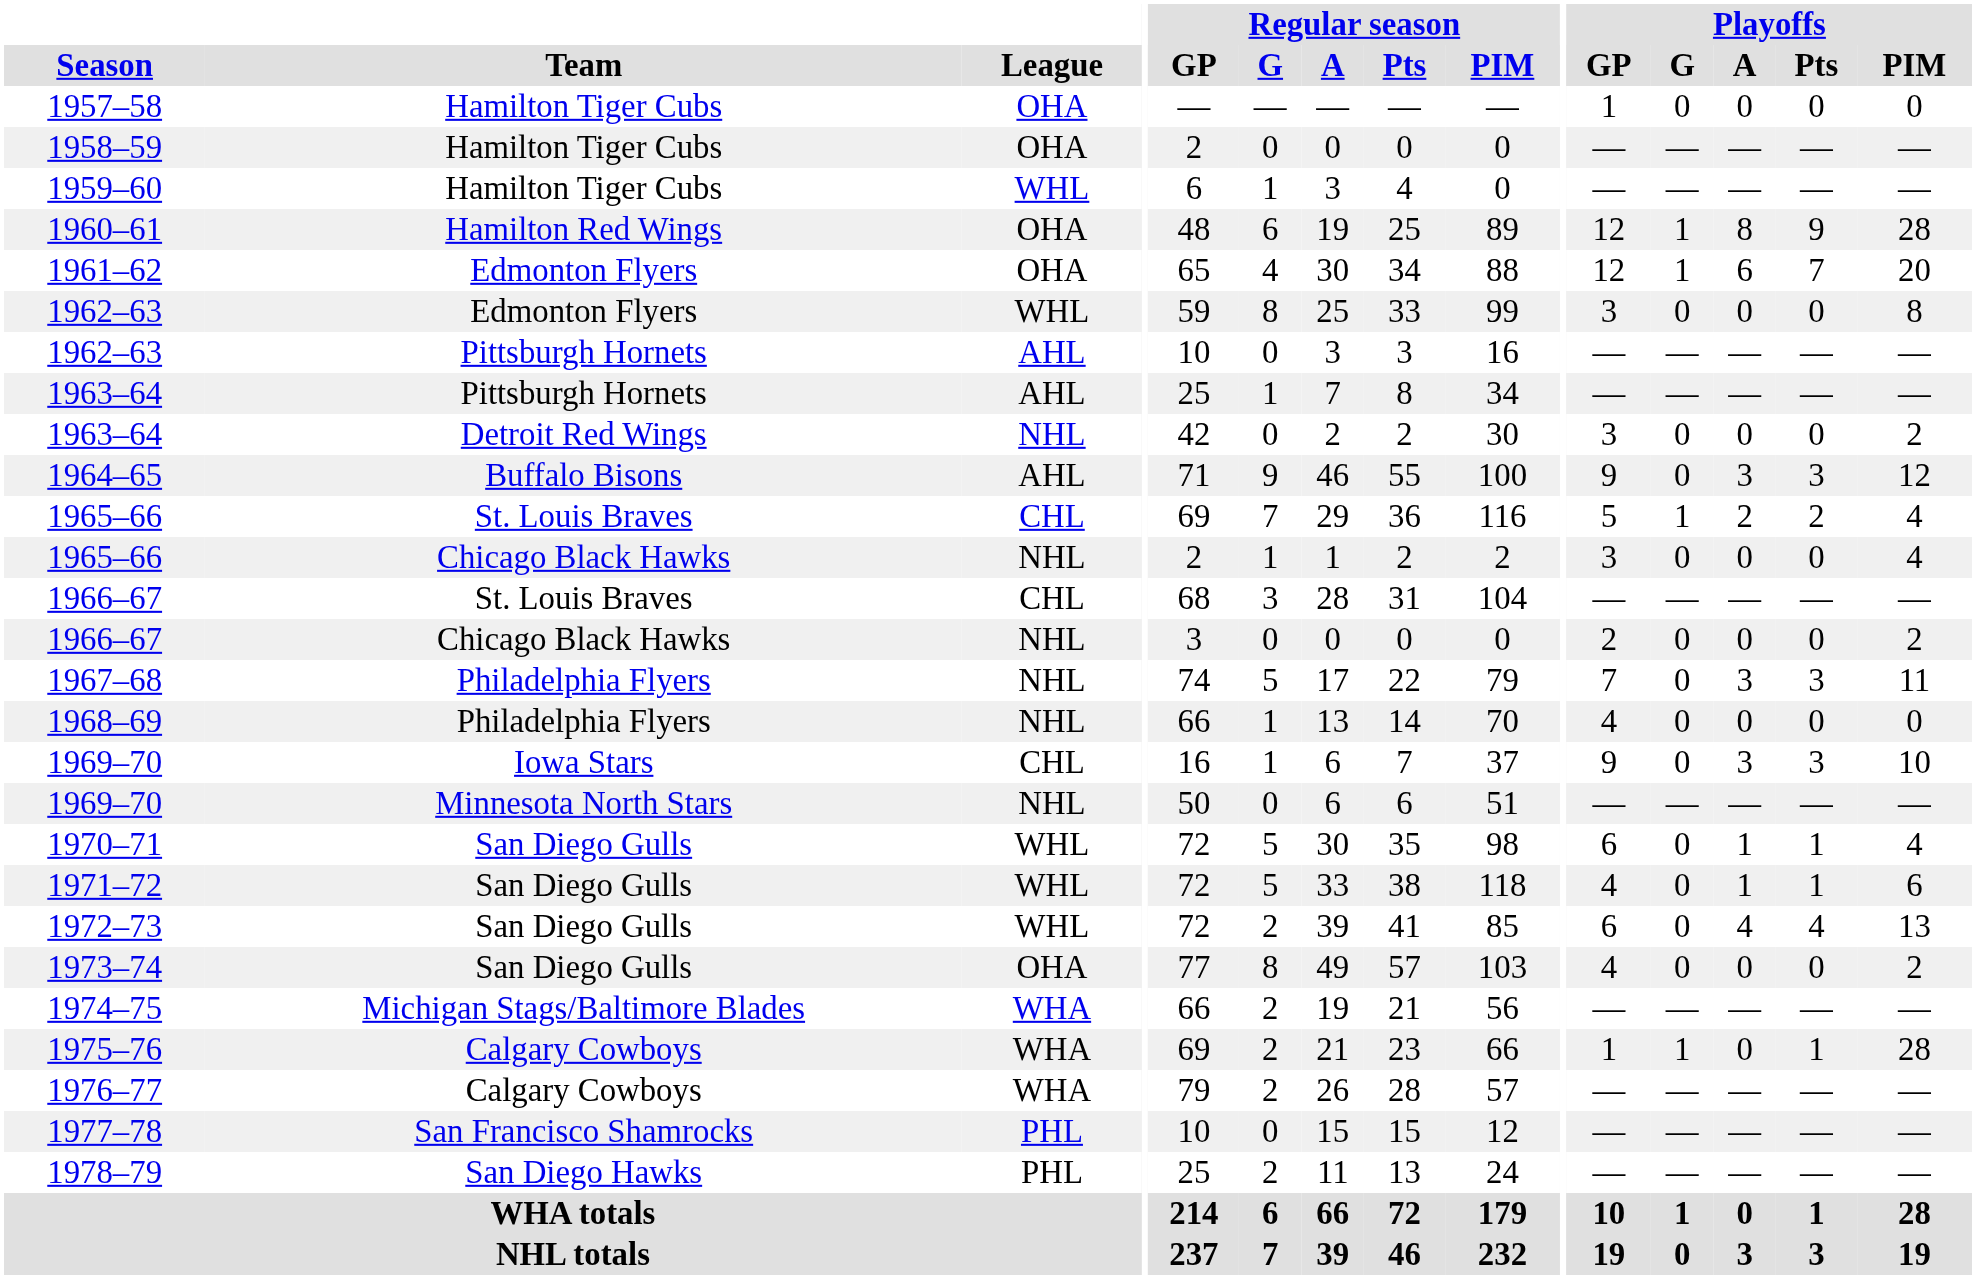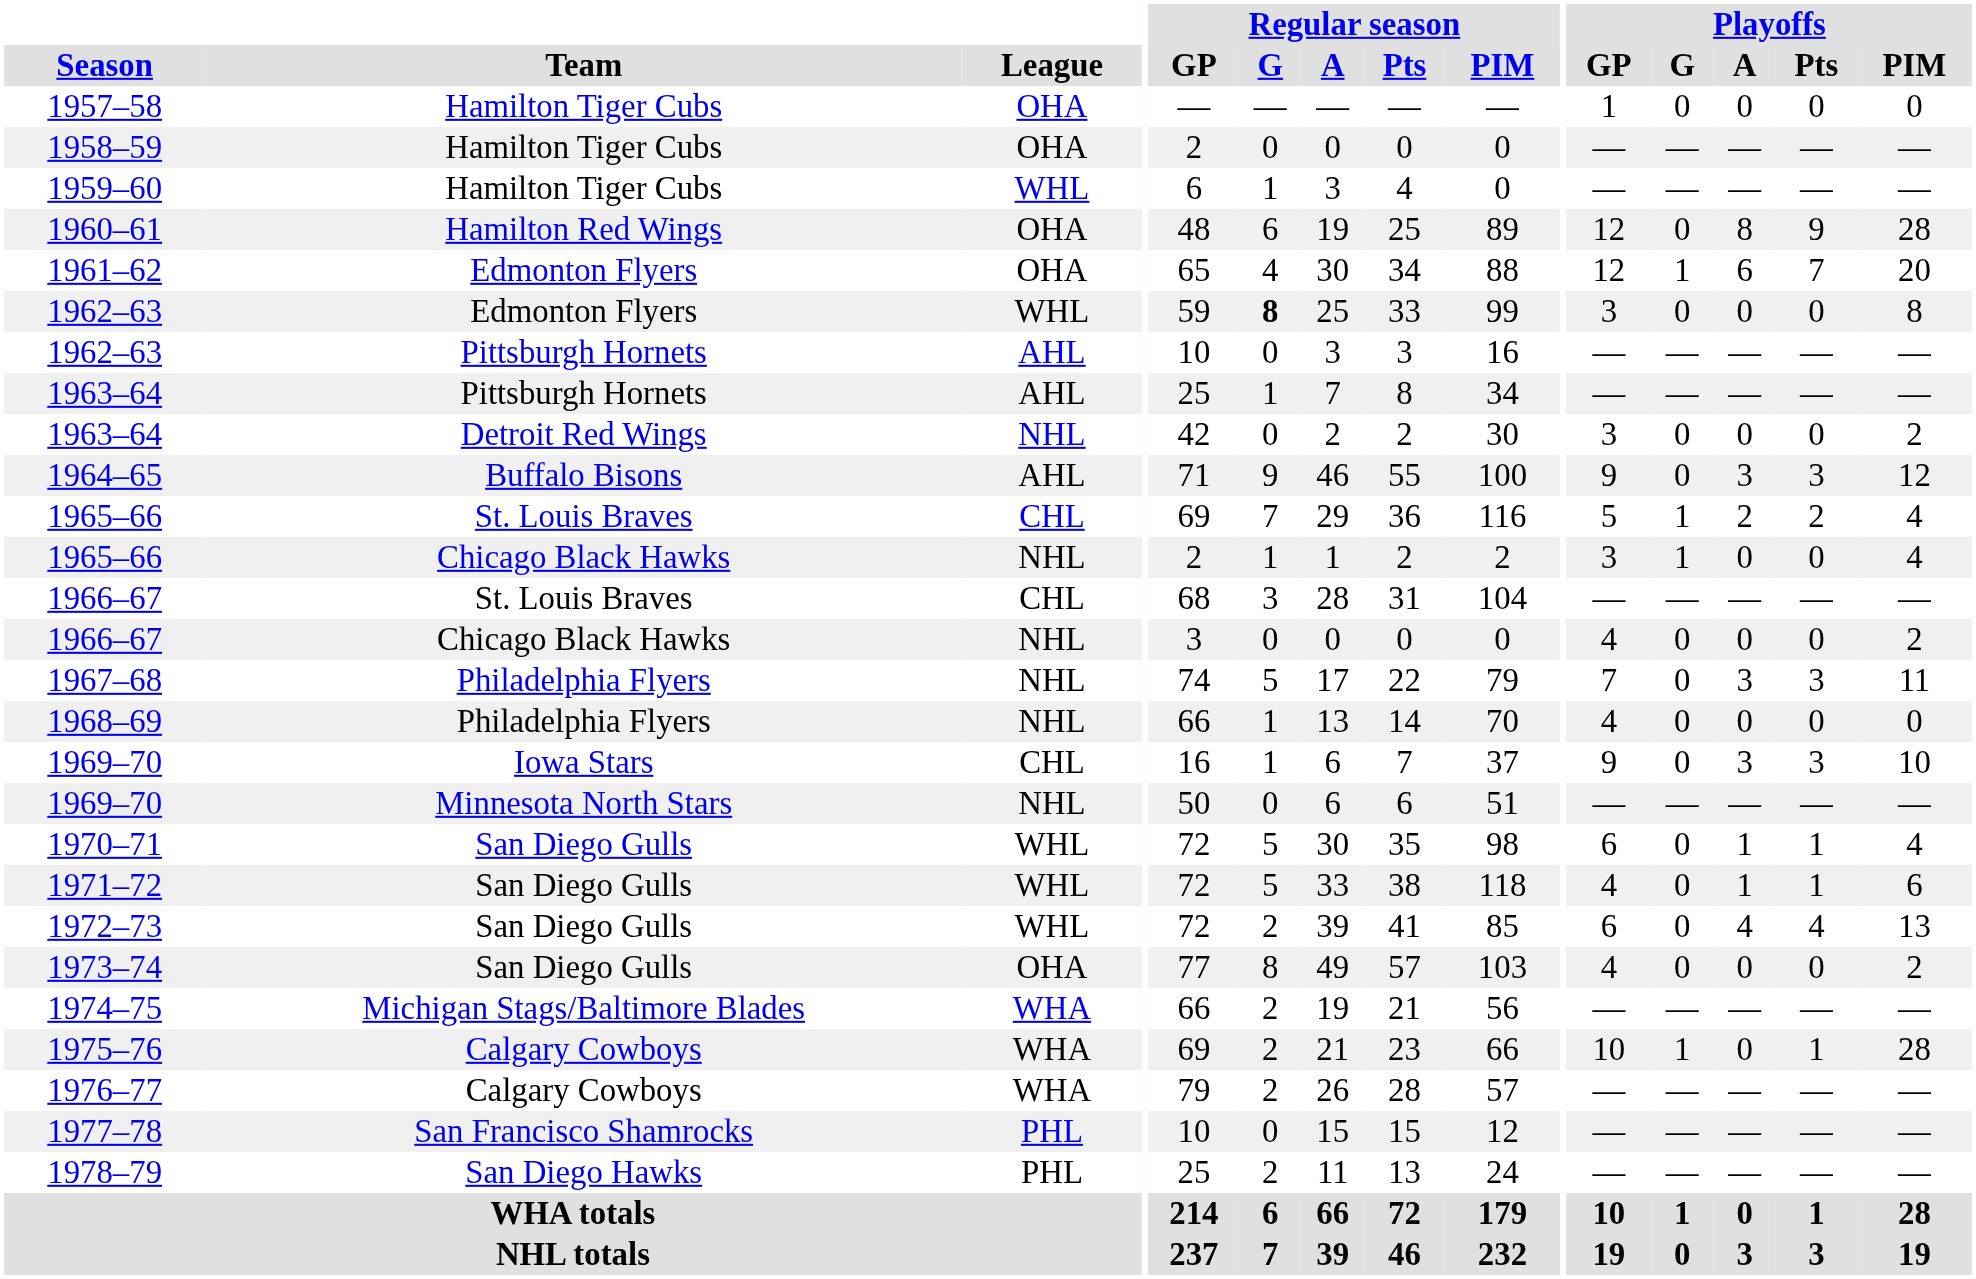(1682, 228) 1 -> (1682, 228) 0
(1270, 310) normal -> (1270, 310) bold
(1682, 556) 0 -> (1682, 556) 1
(1609, 638) 2 -> (1609, 638) 4
(1609, 1048) 1 -> (1609, 1048) 10
